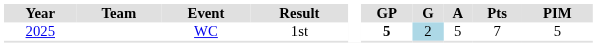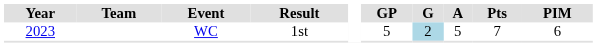(40, 31) 2025 -> (40, 31) 2023
(387, 31) bold -> (387, 31) normal
(557, 31) 5 -> (557, 31) 6
